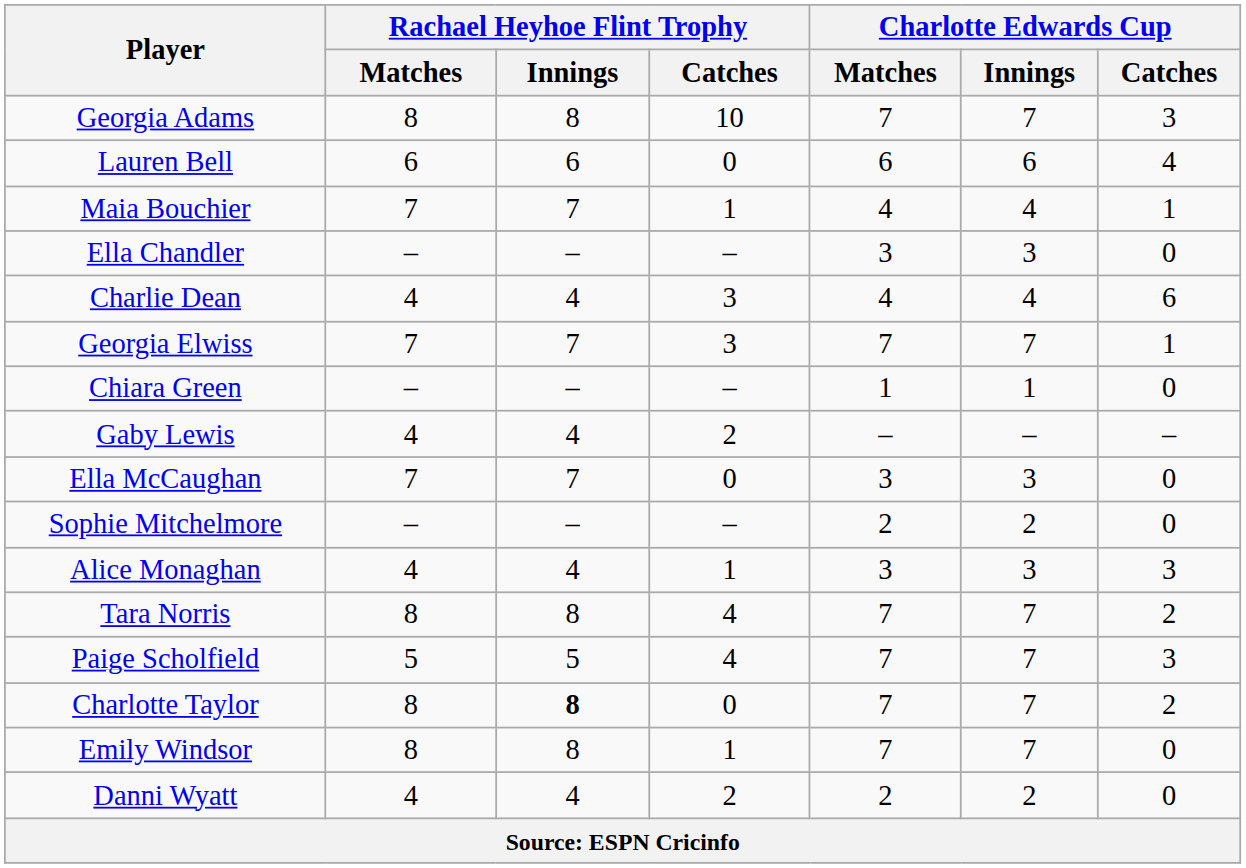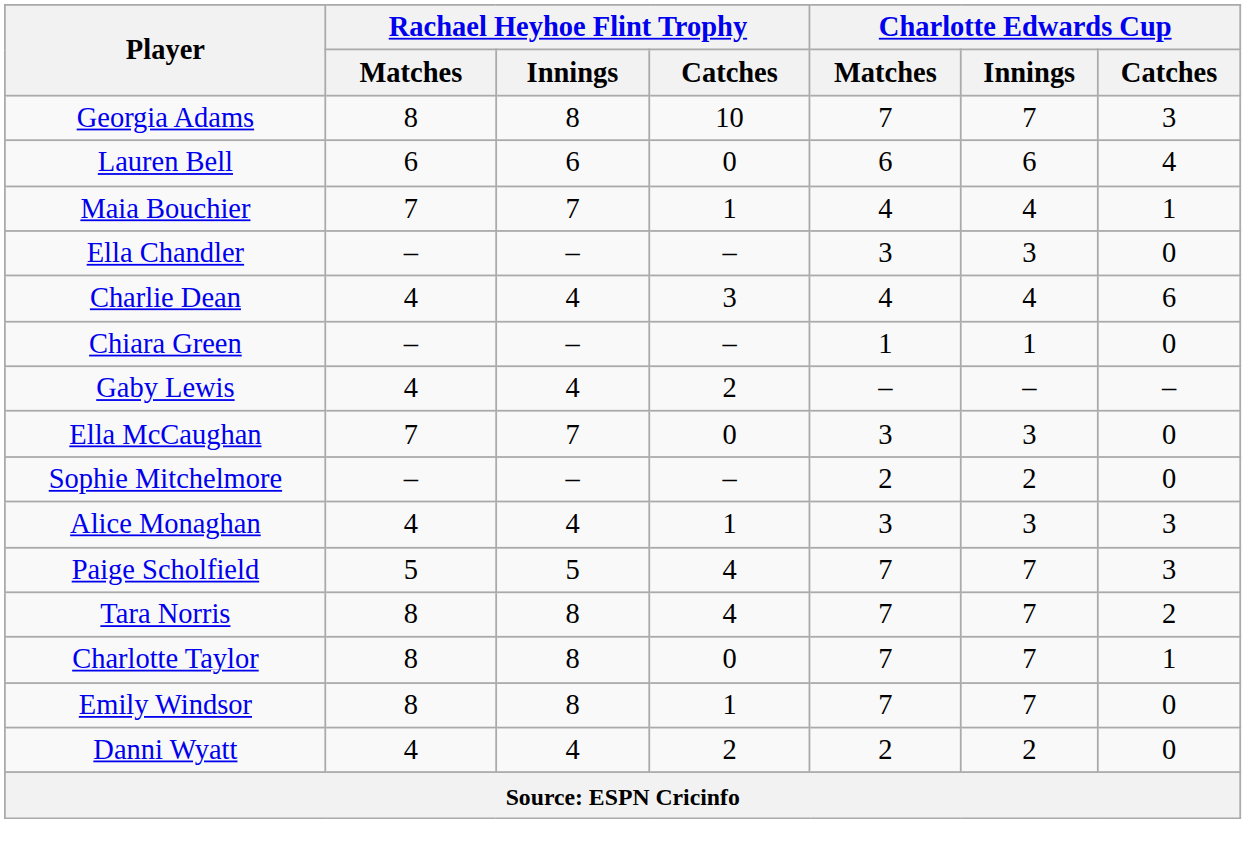- row: (165, 343)
rows swapped: (165, 614) <-> (165, 659)
(573, 704) bold -> (573, 659) normal
(1169, 704) 2 -> (1169, 659) 1
